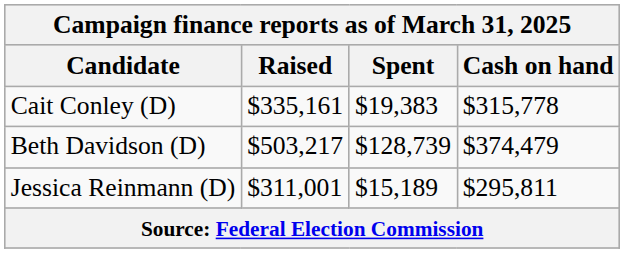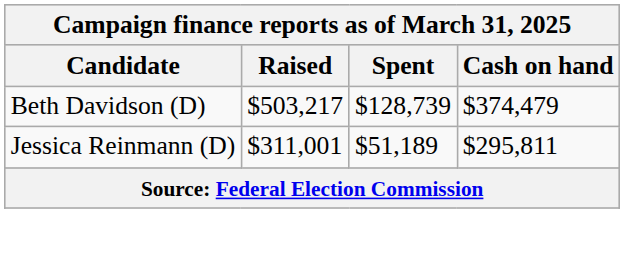- row: (93, 106)
(397, 187) $15,189 -> (397, 146) $51,189
